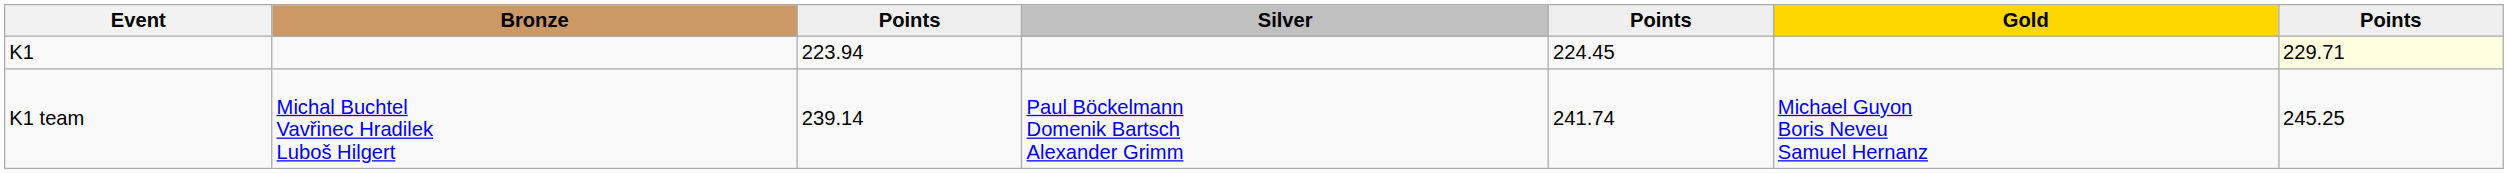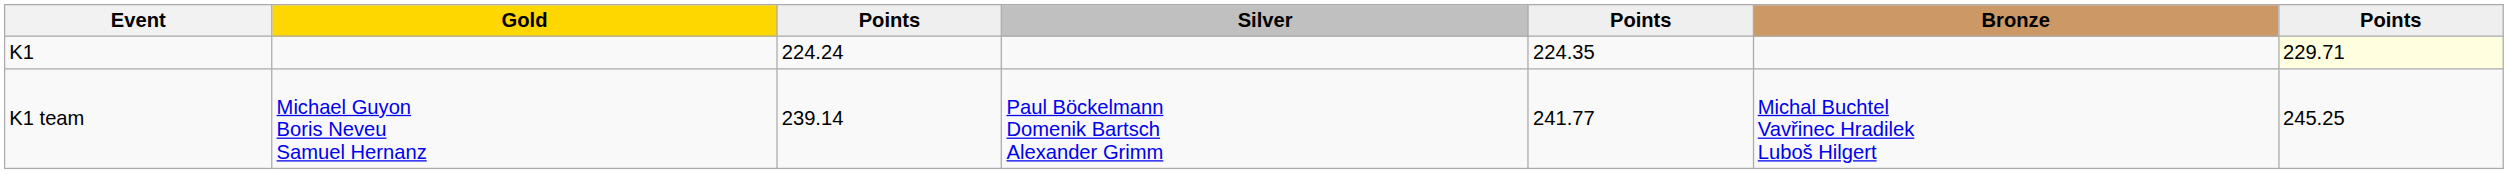columns swapped: (2026, 20) <-> (535, 20)
(833, 52) 223.94 -> (813, 52) 224.24
(1584, 52) 224.45 -> (1564, 52) 224.35
(1584, 118) 241.74 -> (1564, 118) 241.77
